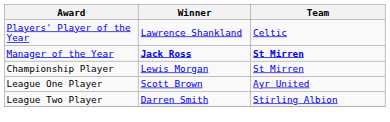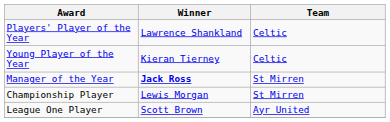+ row: (60, 59)
(278, 53) bold -> (278, 79) normal
- row: (54, 99)
